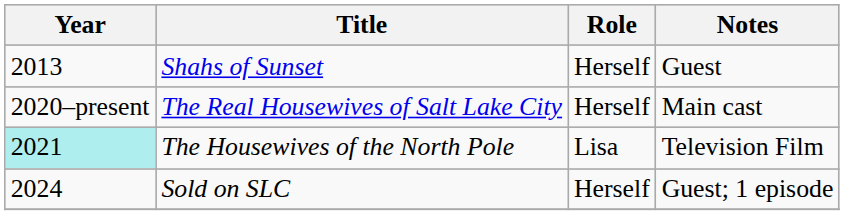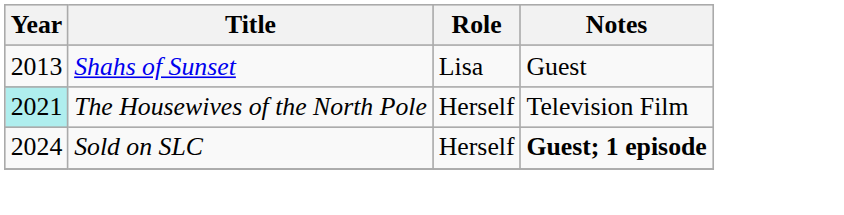(612, 65) Herself -> (461, 65) Lisa
- row: (362, 106)
(596, 147) Lisa -> (477, 106) Herself
(747, 188) normal -> (617, 147) bold
